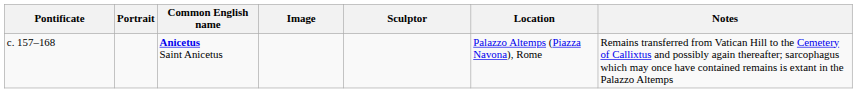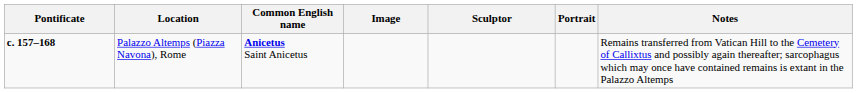columns swapped: (136, 19) <-> (534, 19)
(31, 42) normal -> (31, 42) bold
